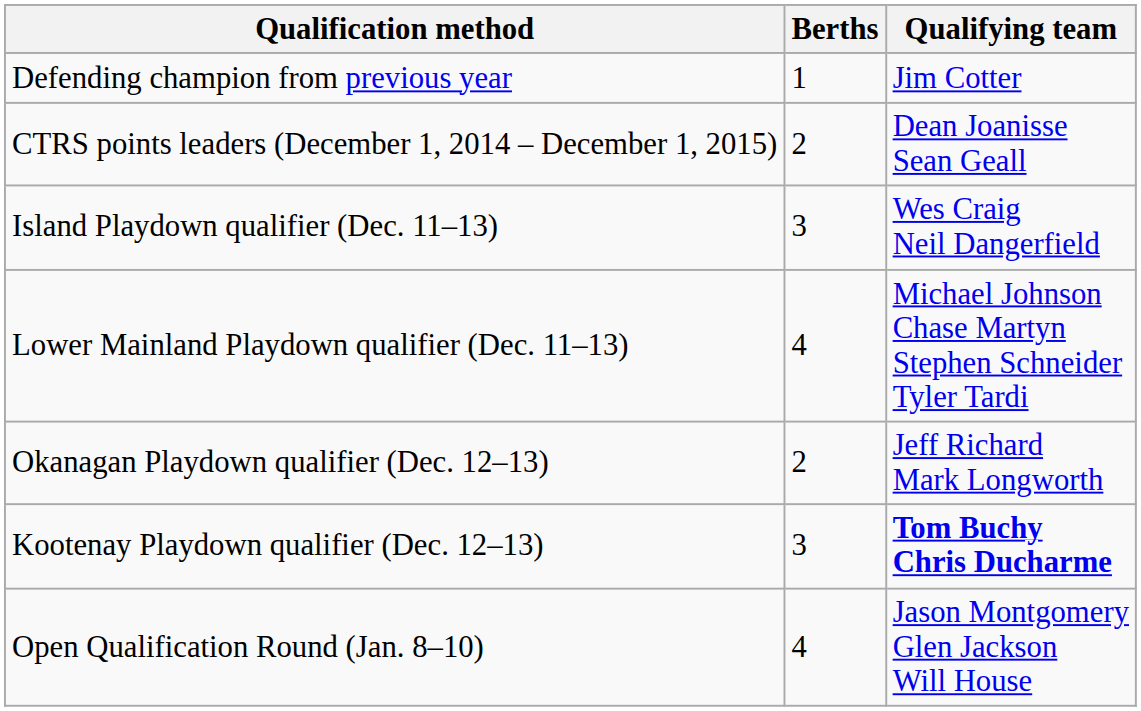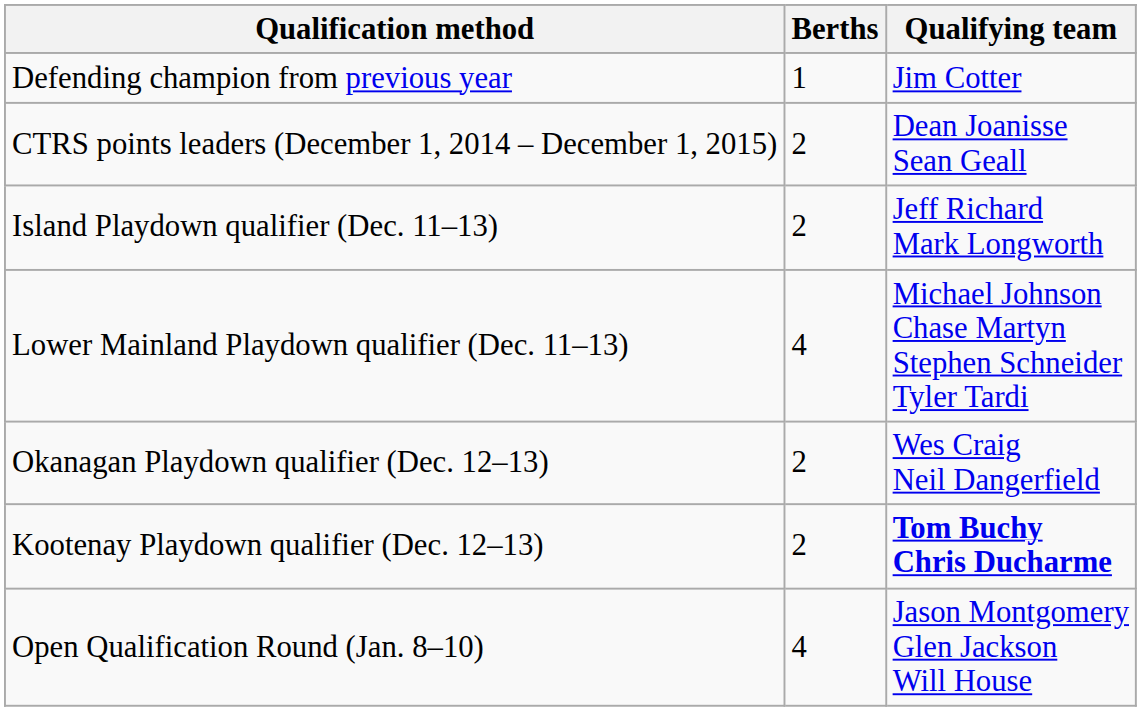(799, 226) 3 -> (799, 226) 2
(996, 226) Wes Craig Neil Dangerfield -> (998, 226) Jeff Richard Mark Longworth
(998, 462) Jeff Richard Mark Longworth -> (996, 462) Wes Craig Neil Dangerfield
(799, 545) 3 -> (799, 545) 2
